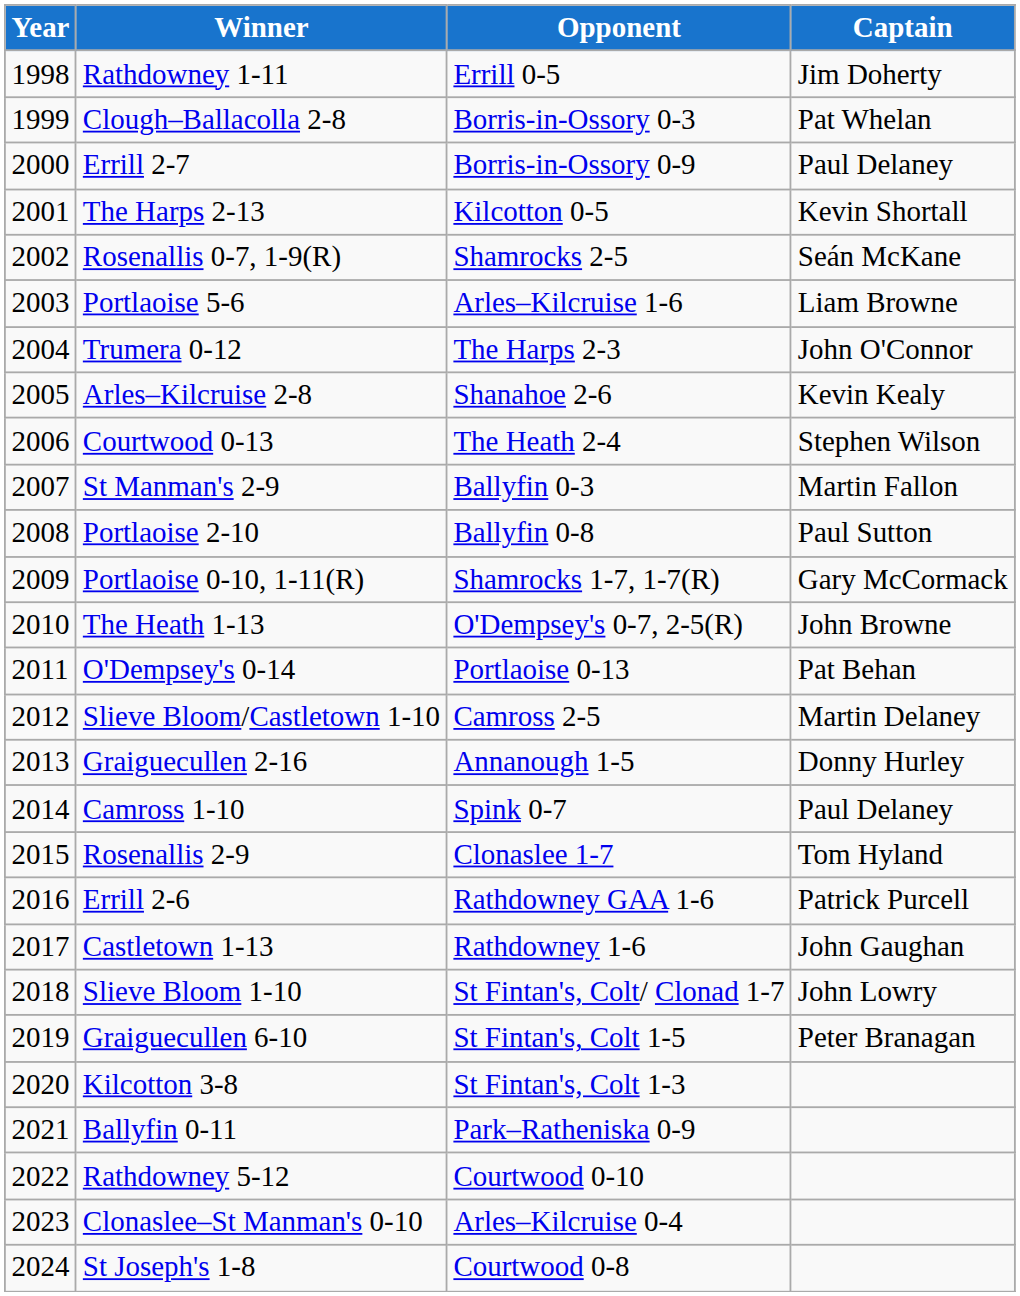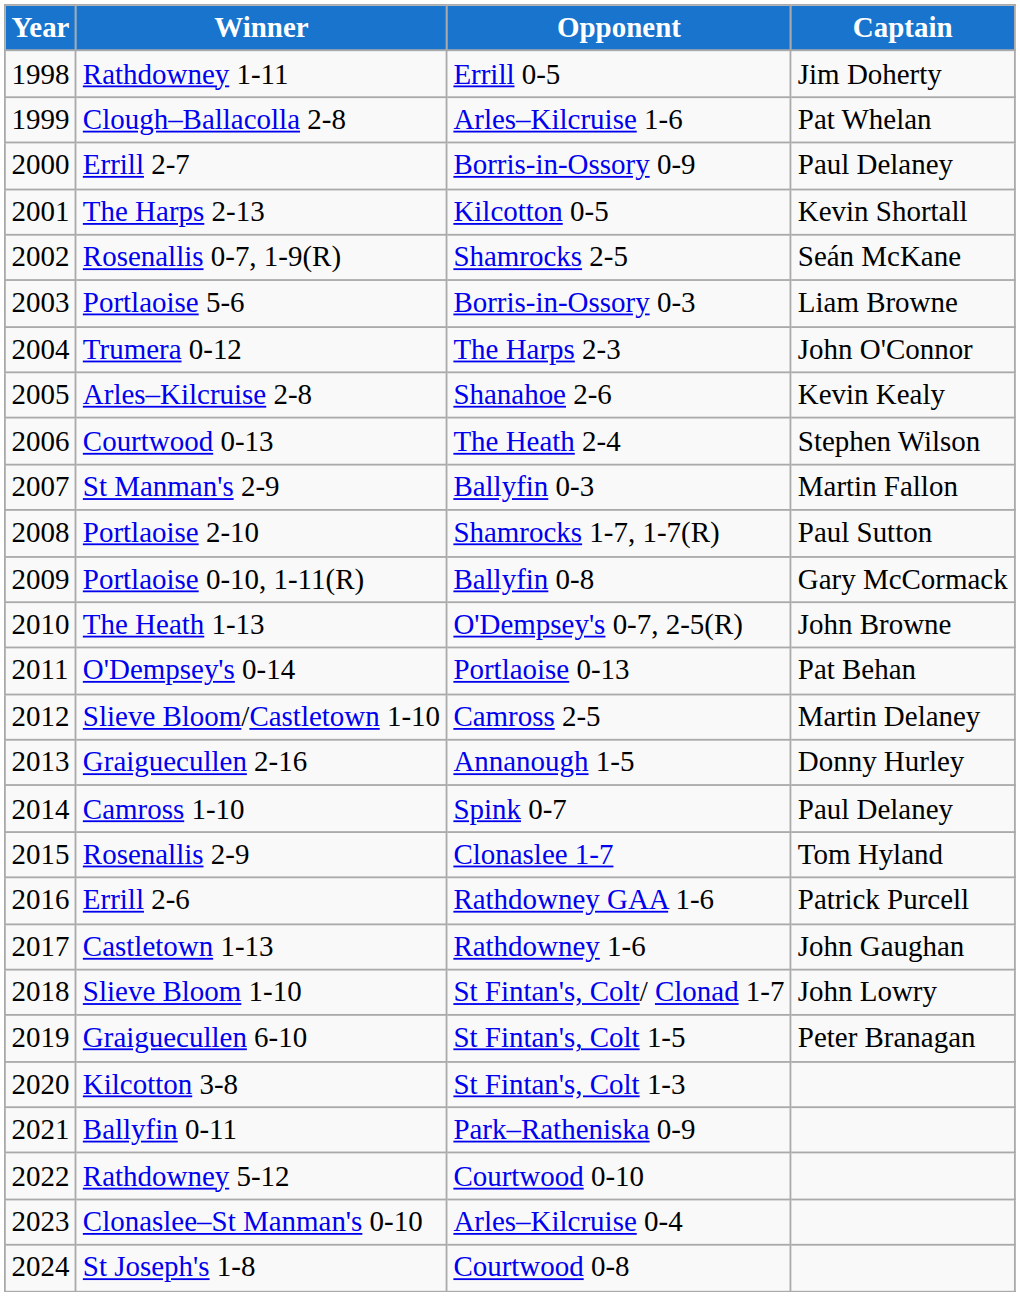(574, 119) Borris-in-Ossory 0-3 -> (568, 119) Arles–Kilcruise 1-6
(568, 303) Arles–Kilcruise 1-6 -> (574, 303) Borris-in-Ossory 0-3
(524, 532) Ballyfin 0-8 -> (587, 532) Shamrocks 1-7, 1-7(R)
(587, 578) Shamrocks 1-7, 1-7(R) -> (524, 578) Ballyfin 0-8
